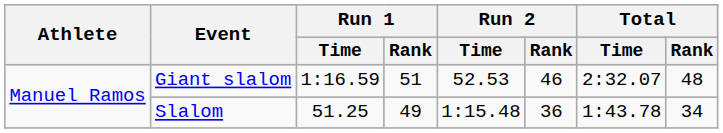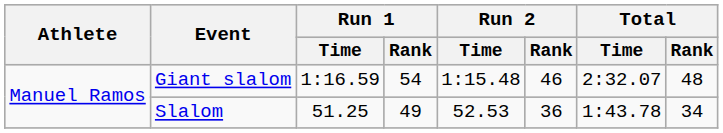(411, 81) 51 -> (411, 81) 54
(481, 81) 52.53 -> (481, 81) 1:15.48
(481, 112) 1:15.48 -> (481, 112) 52.53
